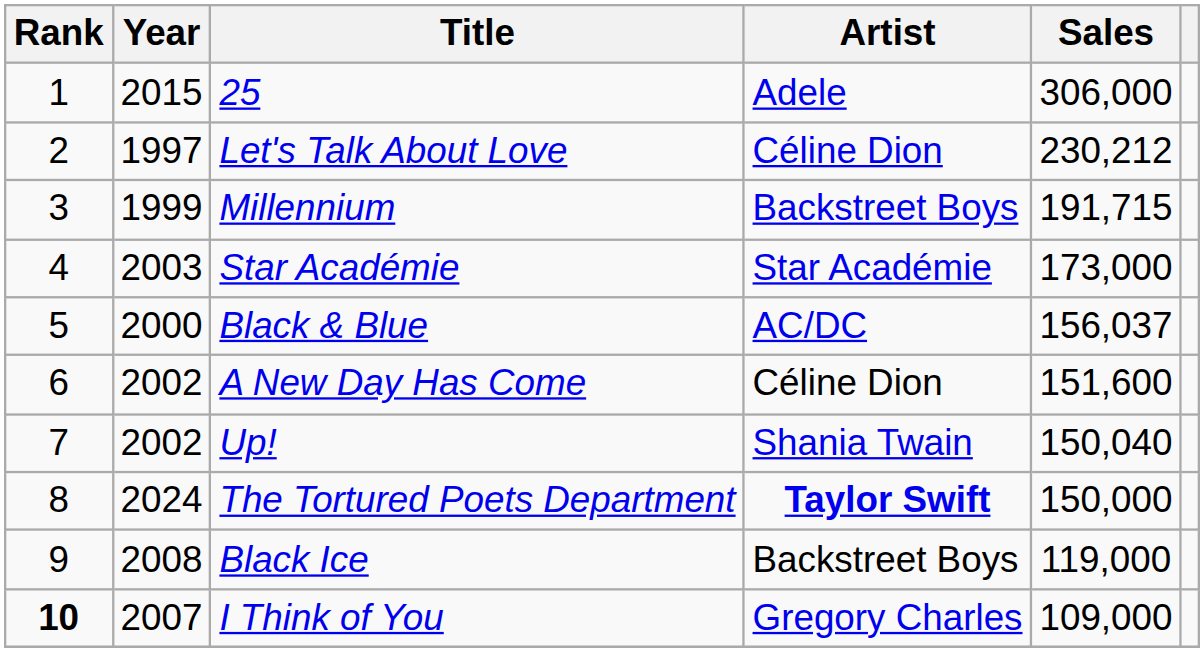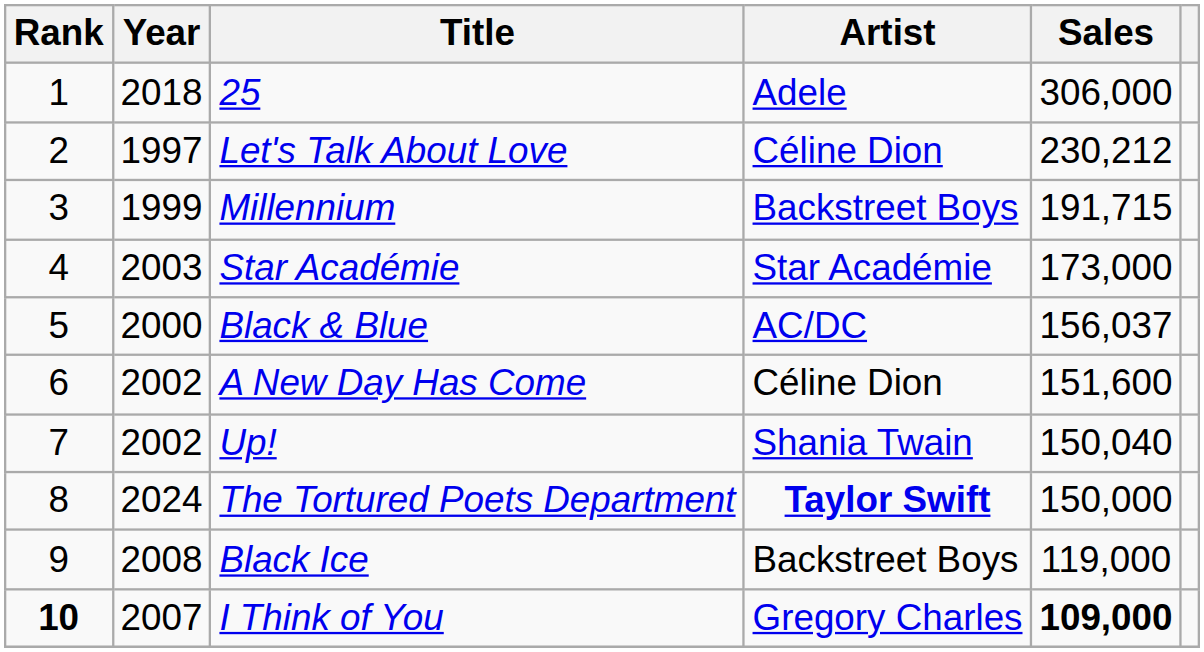(162, 92) 2015 -> (162, 92) 2018
(1106, 617) normal -> (1106, 617) bold
